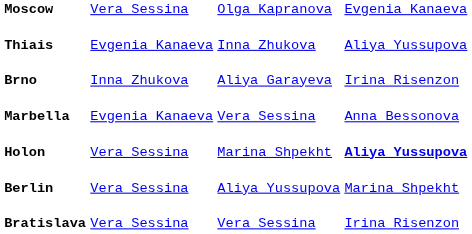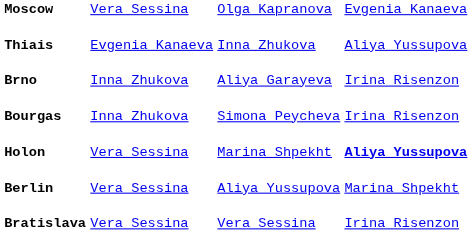- row: (37, 116)
+ row: (33, 116)
